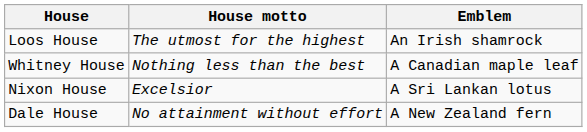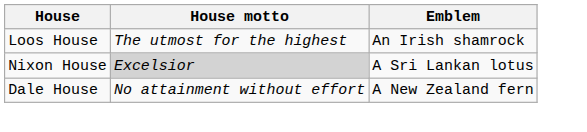- row: (66, 65)
(172, 90) no background -> (154, 65) lightgrey background
